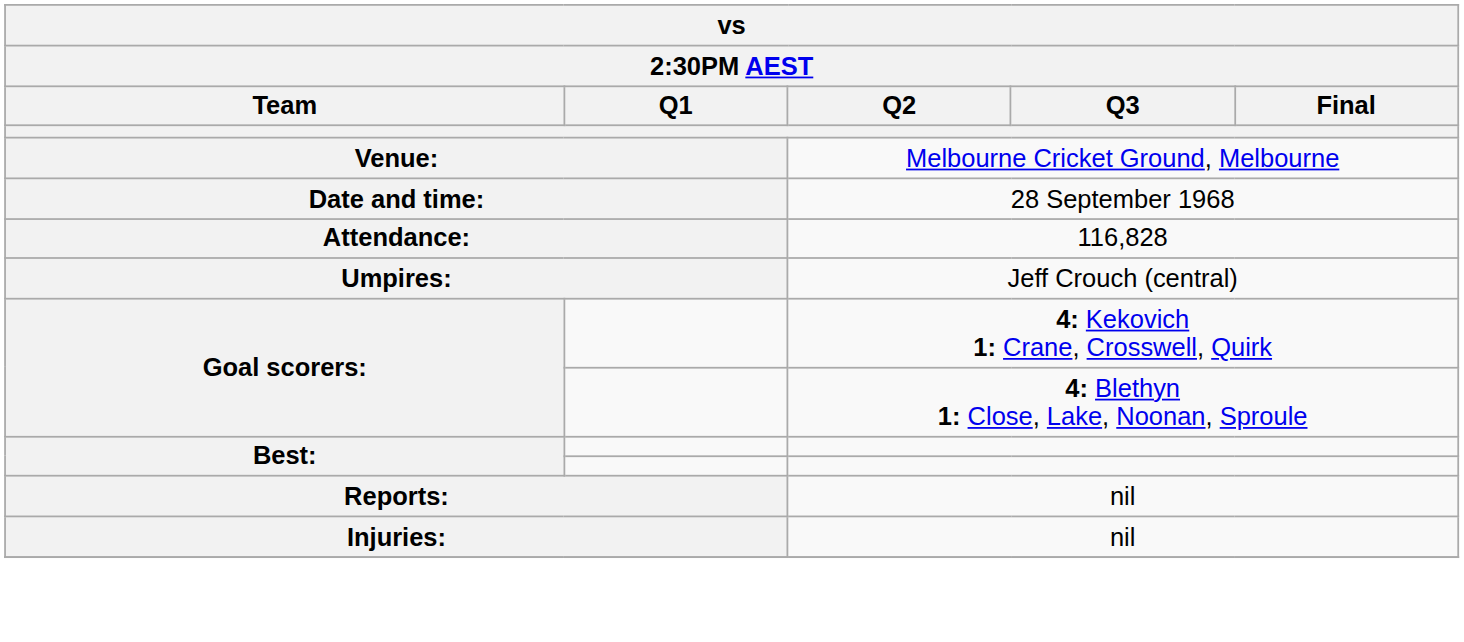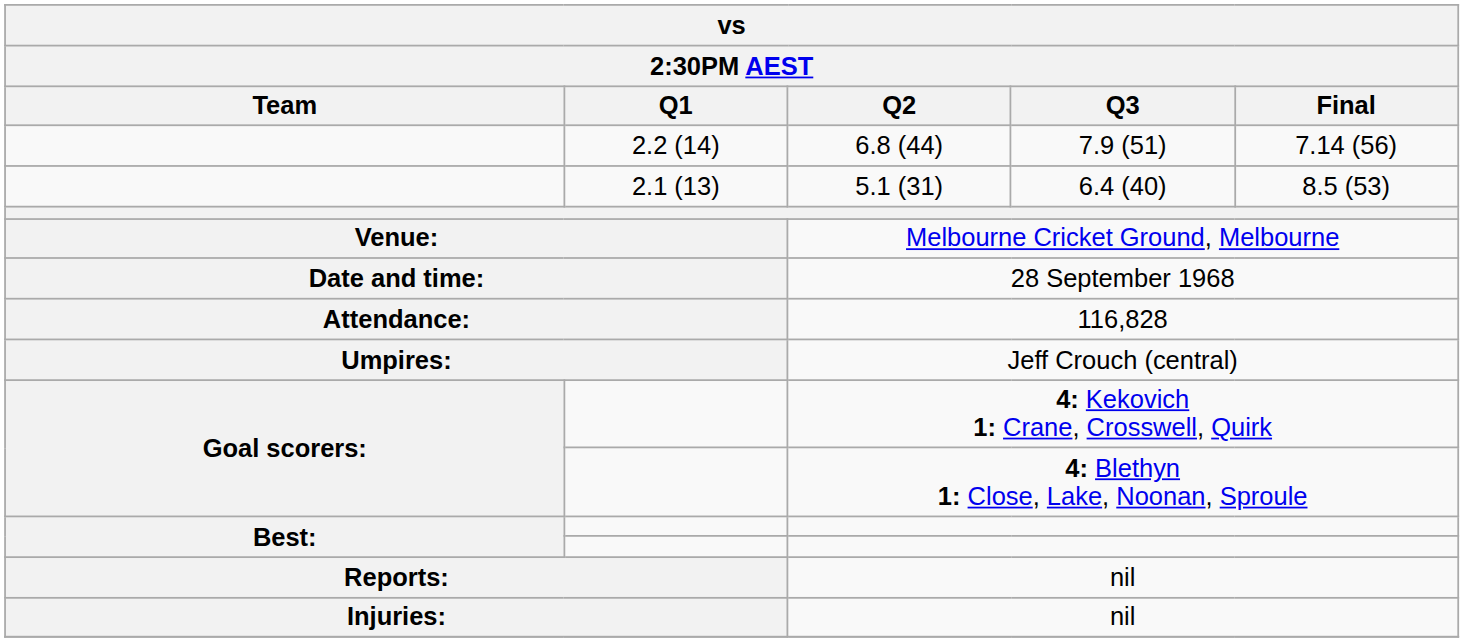+ row: (285, 146)
+ row: (285, 186)
